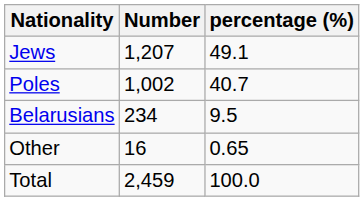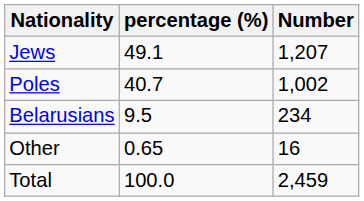columns swapped: (162, 20) <-> (282, 20)
